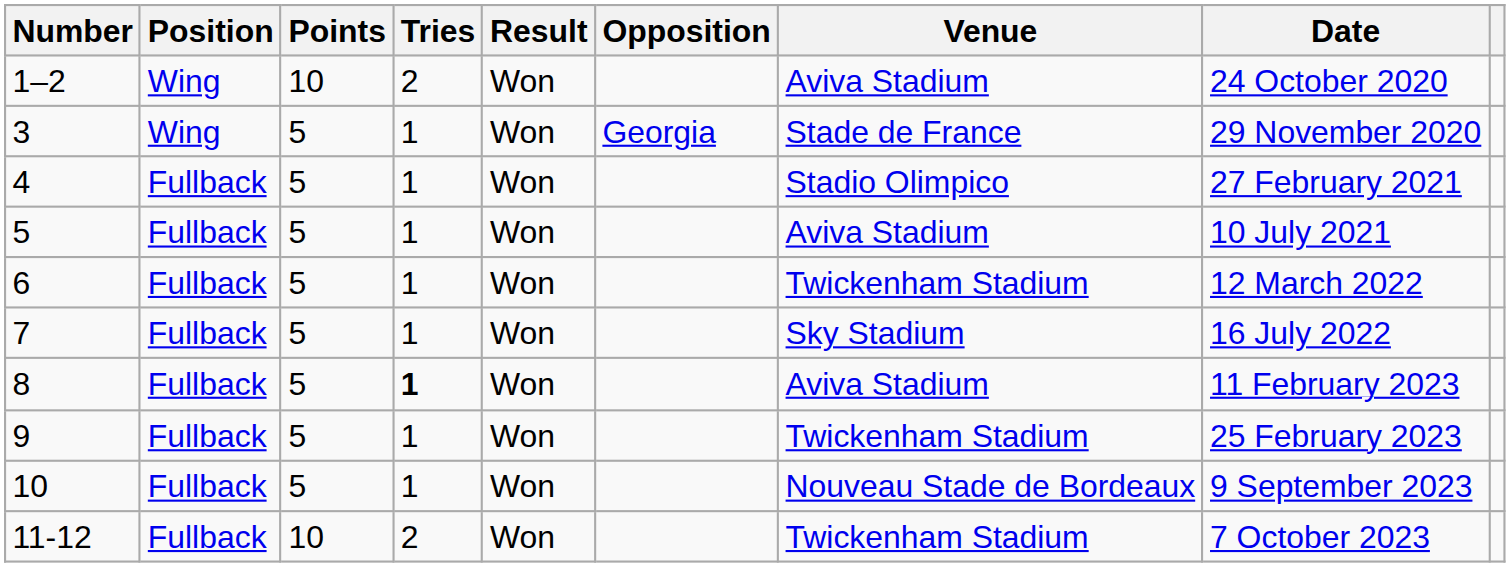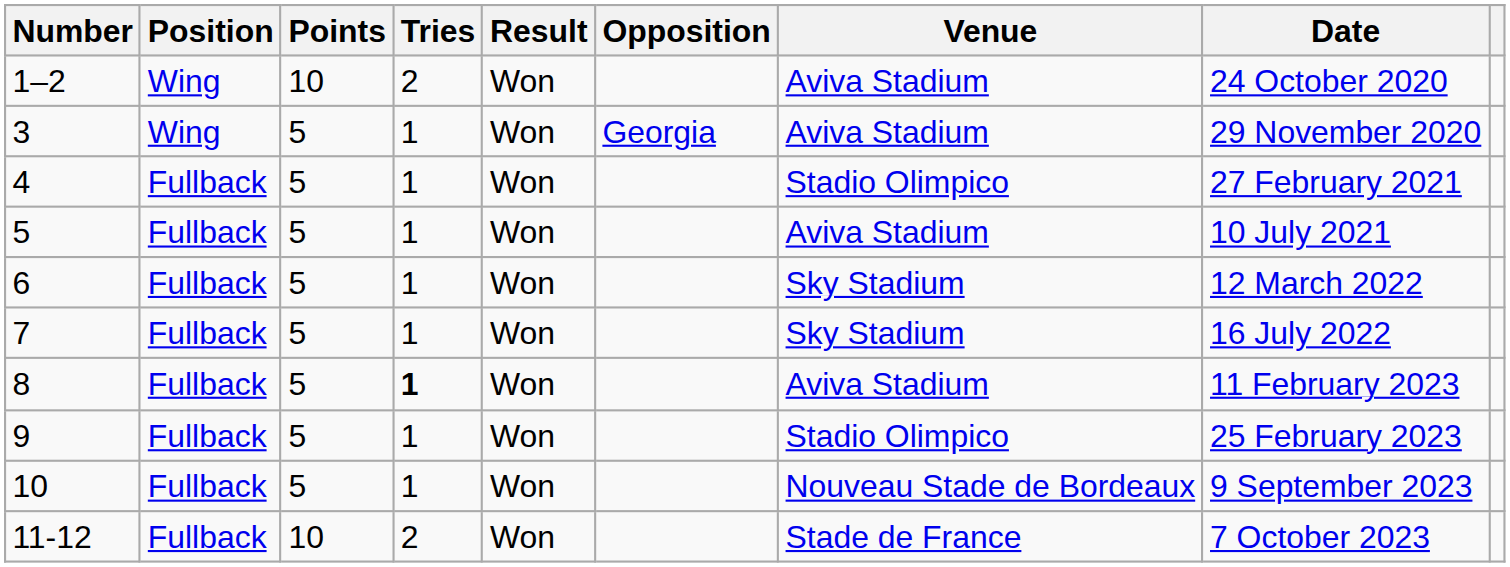(903, 132) Stade de France -> (887, 132) Aviva Stadium
(937, 283) Twickenham Stadium -> (875, 283) Sky Stadium
(937, 435) Twickenham Stadium -> (897, 435) Stadio Olimpico
(937, 536) Twickenham Stadium -> (903, 536) Stade de France
